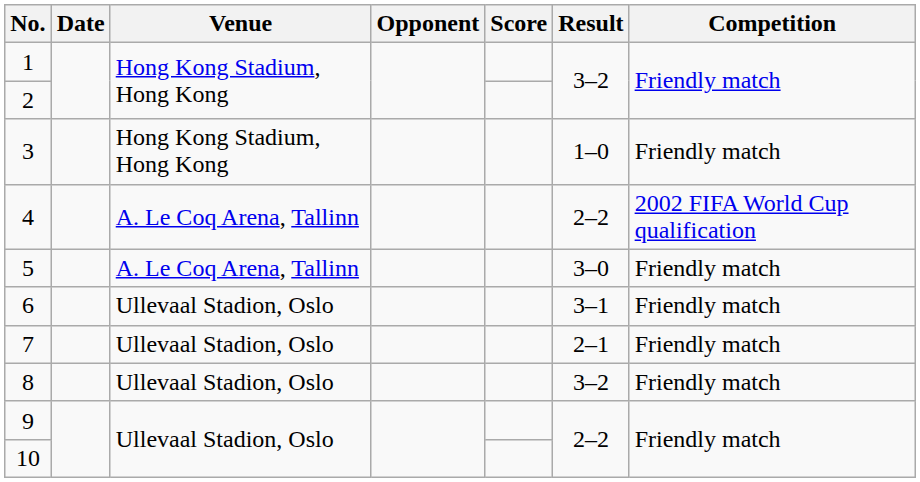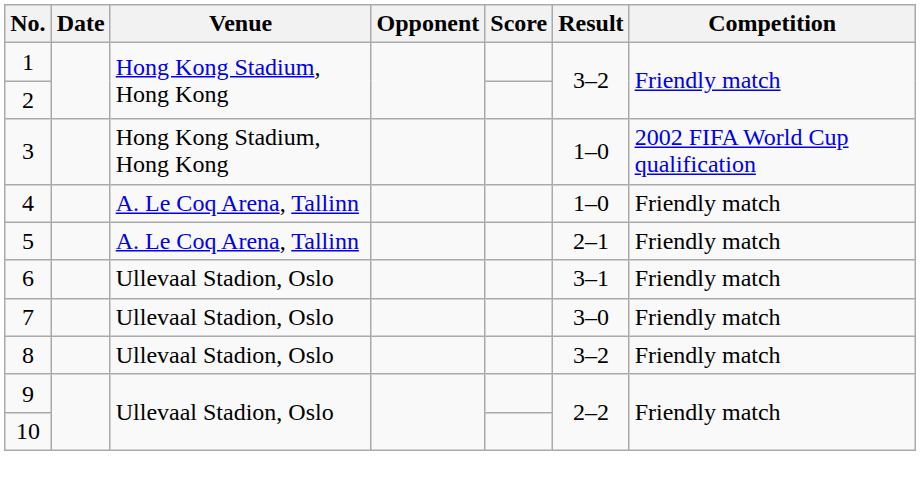(708, 151) Friendly match -> (742, 151) 2002 FIFA World Cup qualification
(591, 216) 2–2 -> (591, 202) 1–0
(742, 216) 2002 FIFA World Cup qualification -> (708, 202) Friendly match
(591, 267) 3–0 -> (591, 240) 2–1
(591, 343) 2–1 -> (591, 316) 3–0
